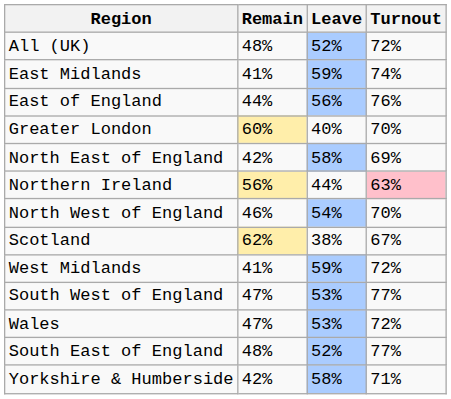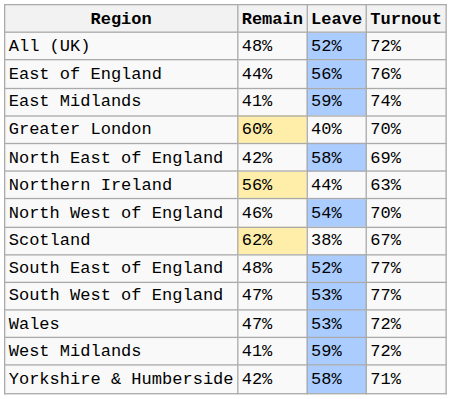rows swapped: (85, 102) <-> (75, 74)
(386, 185) pink background -> (386, 185) no background
rows swapped: (116, 352) <-> (75, 268)
